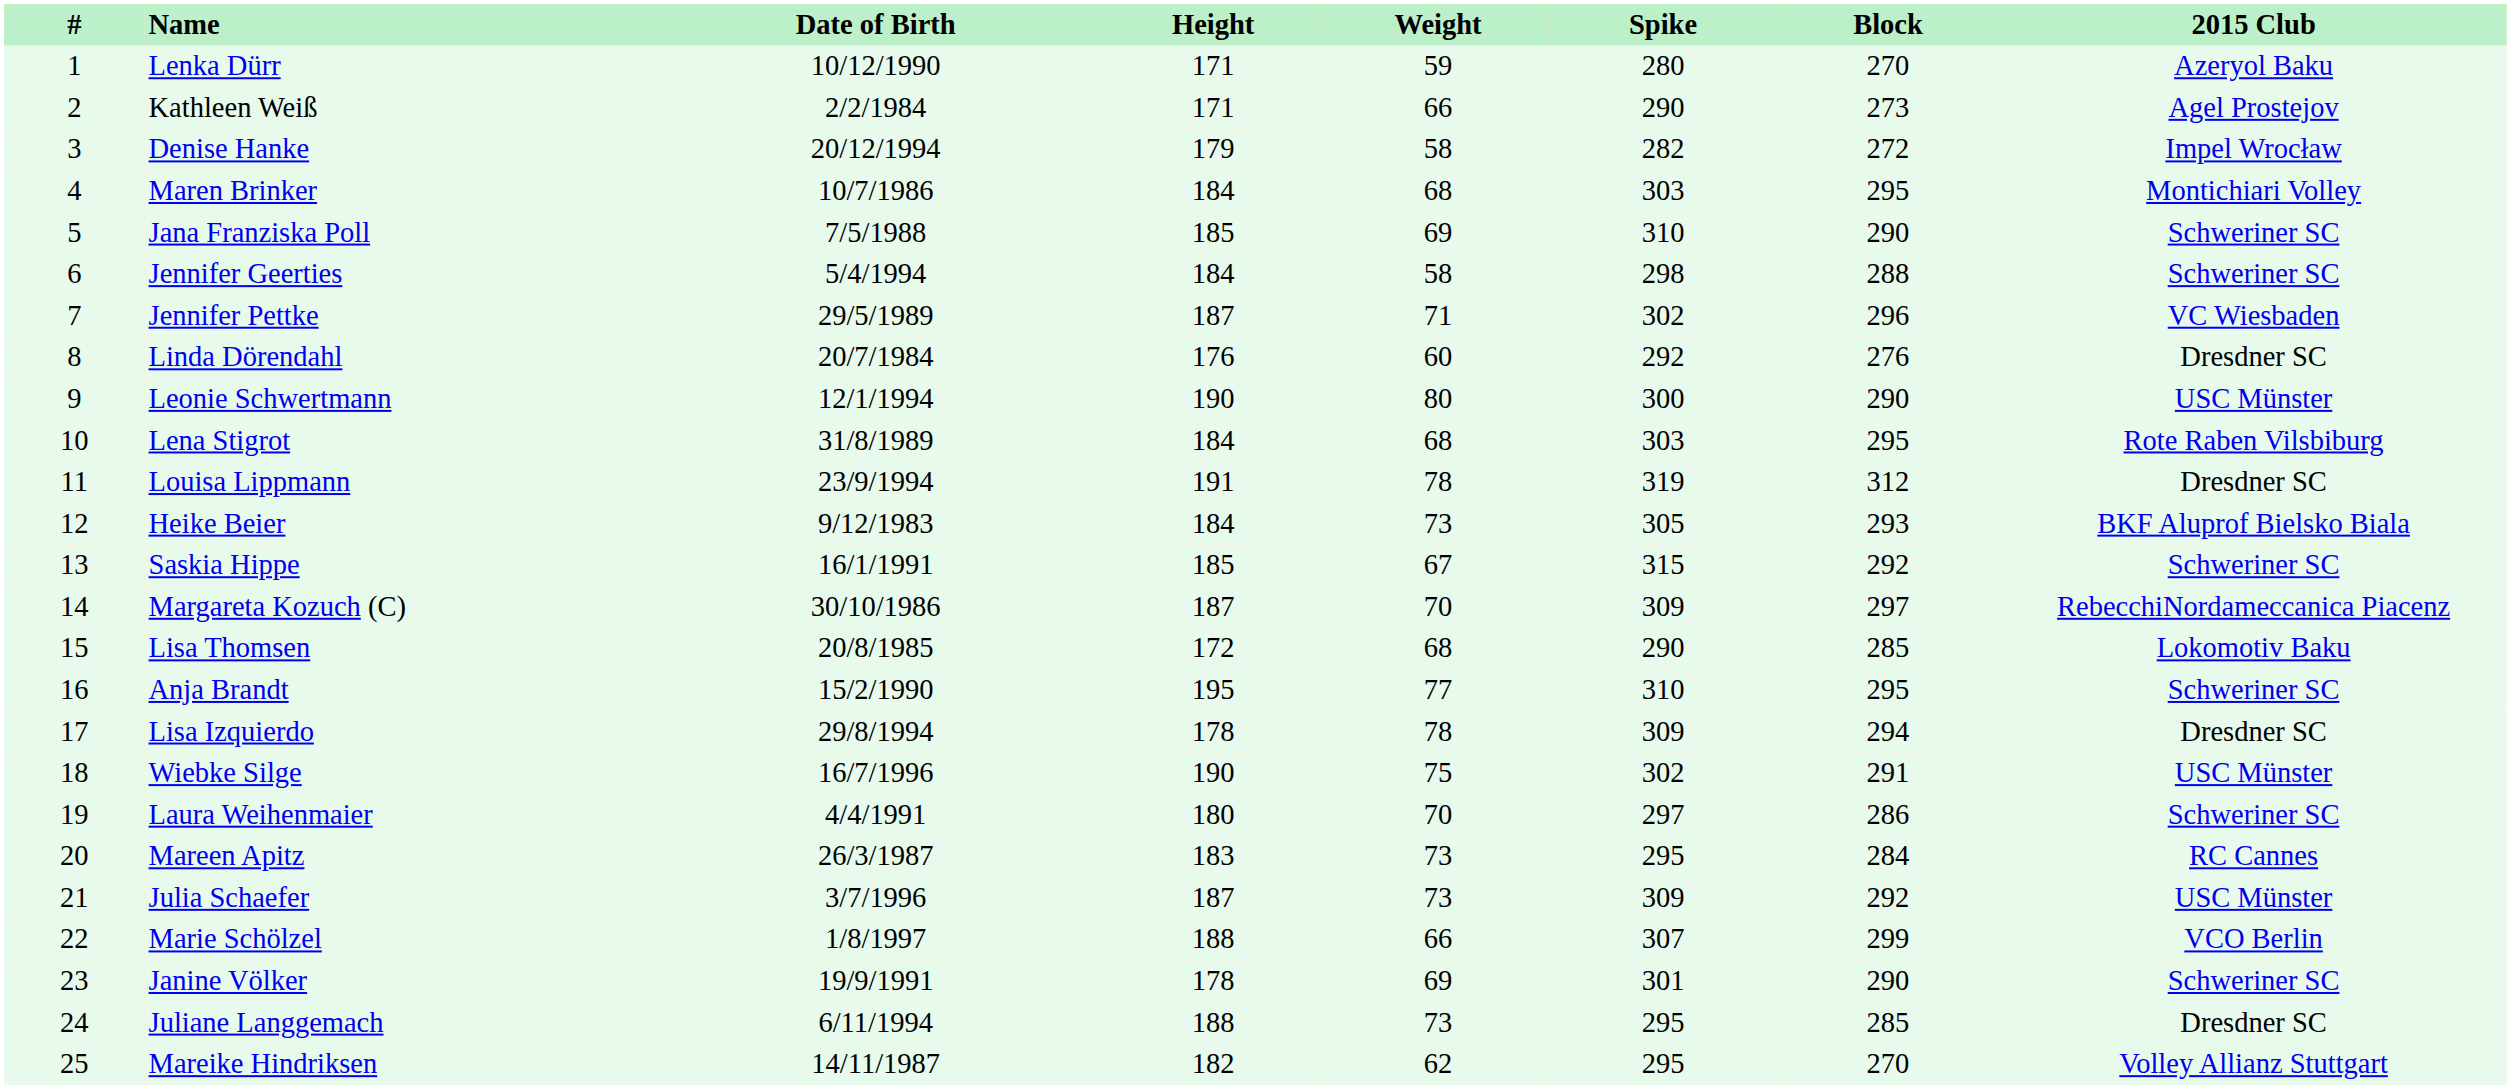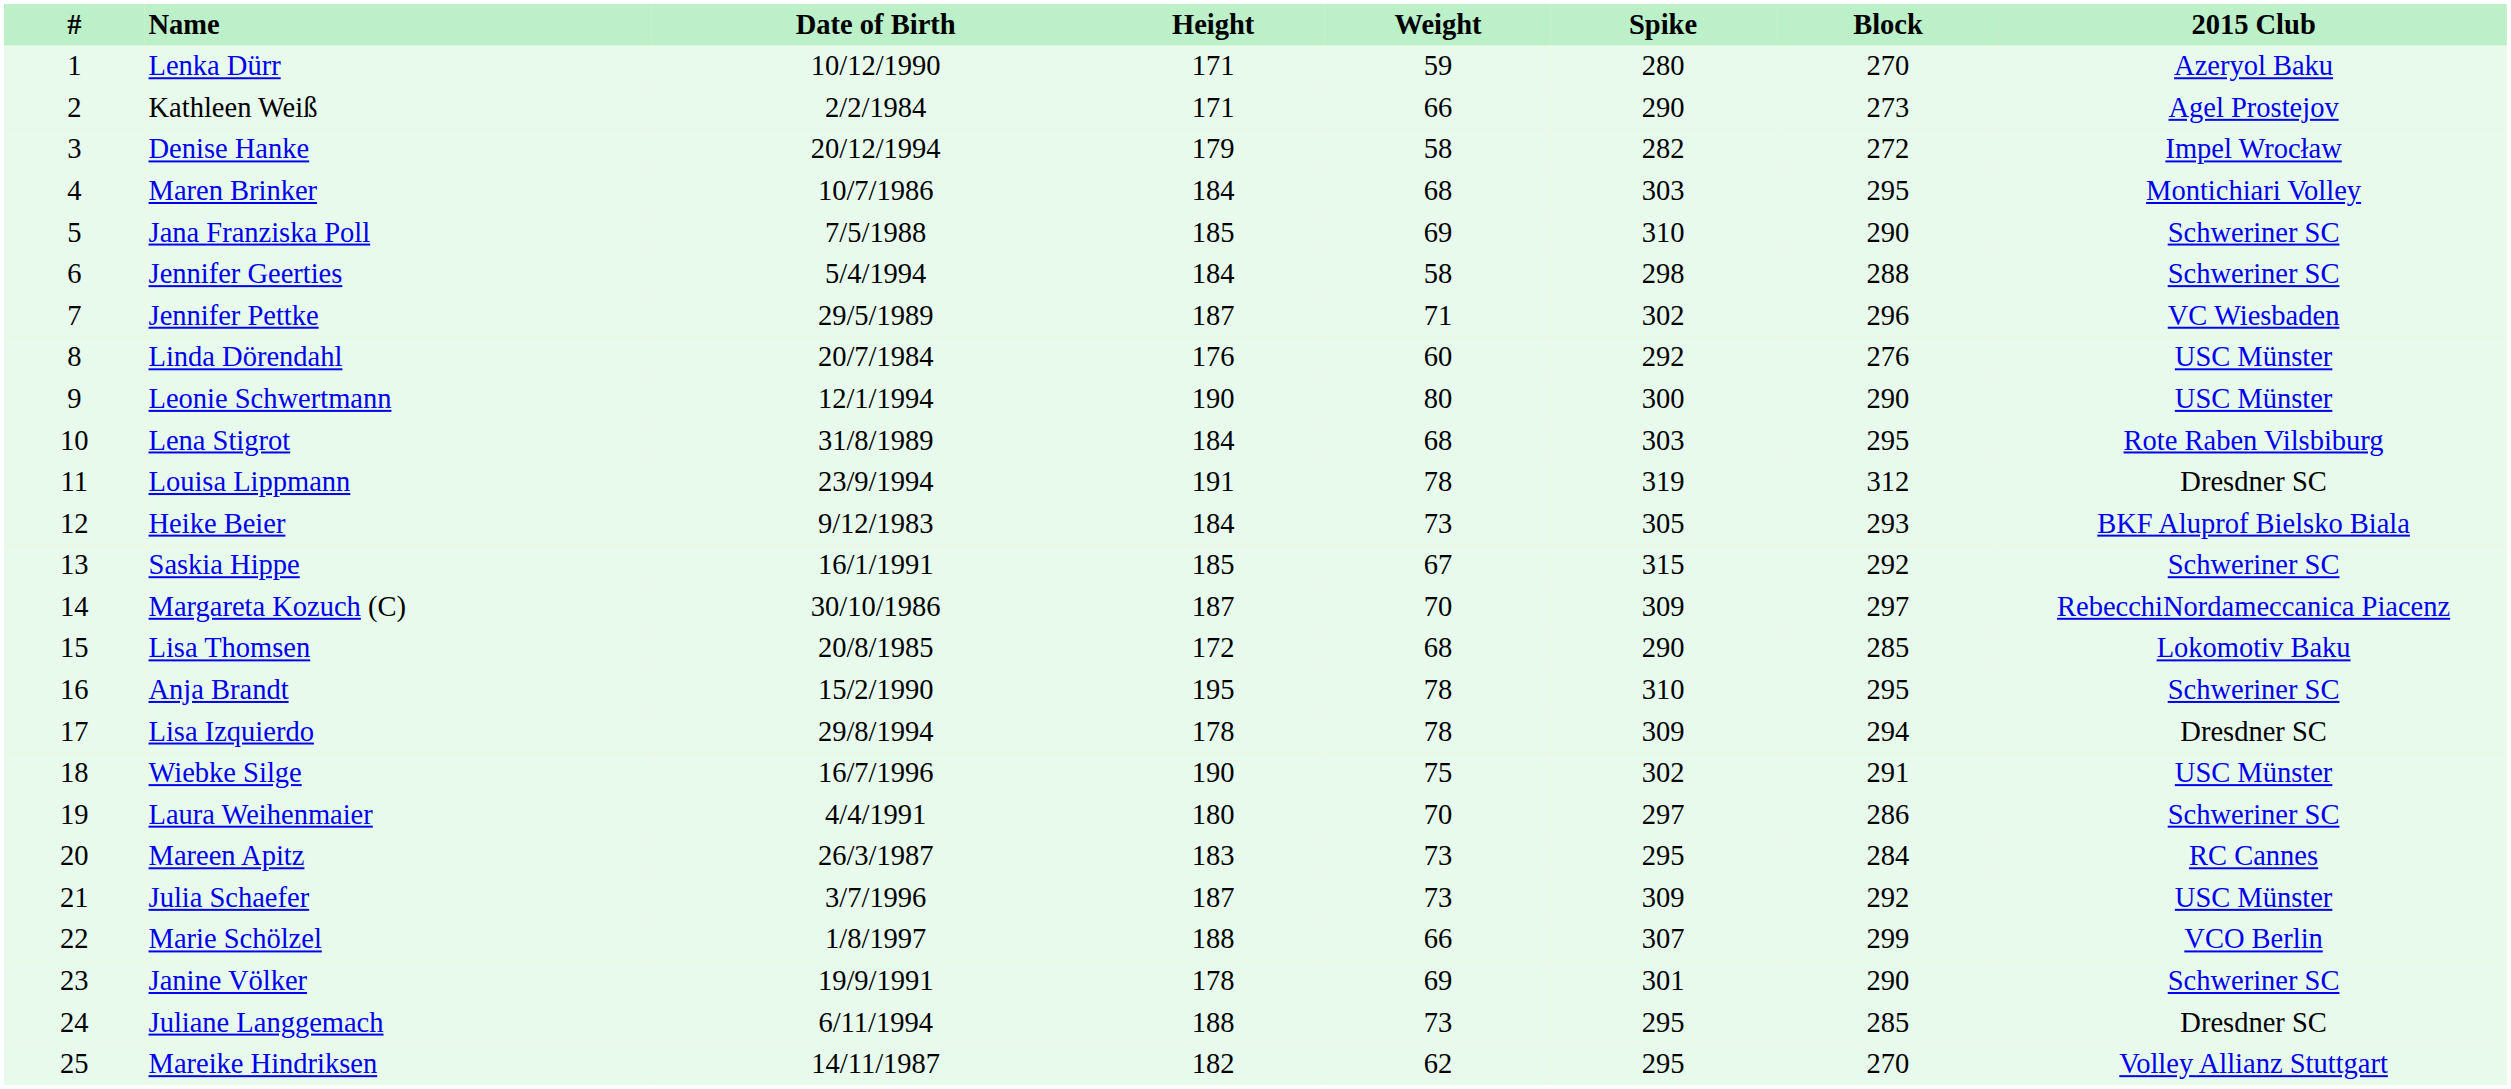(2254, 356) Dresdner SC -> (2254, 356) USC Münster
(1438, 689) 77 -> (1438, 689) 78
